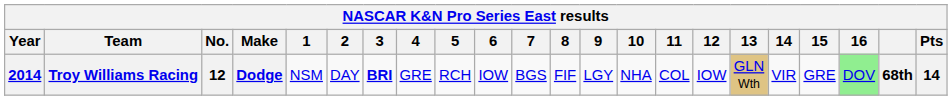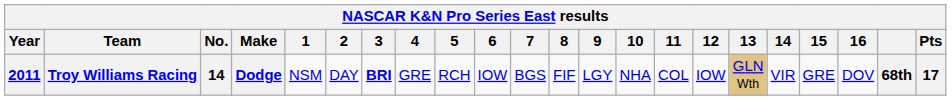(25, 75) 2014 -> (24, 75) 2011
(217, 75) 12 -> (216, 75) 14
(859, 75) lightgreen background -> (858, 75) no background
(932, 75) 14 -> (931, 75) 17
